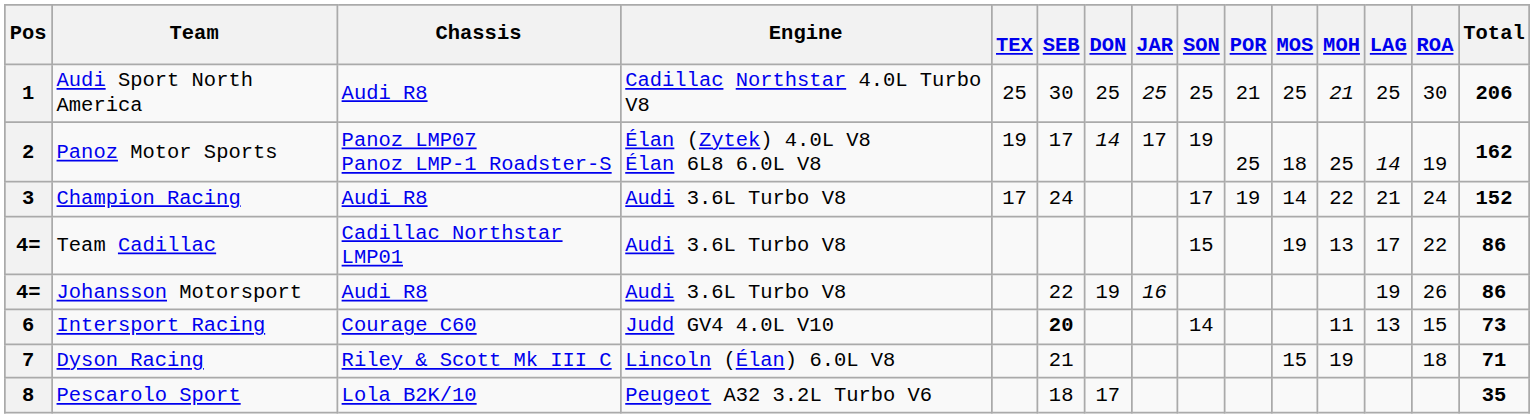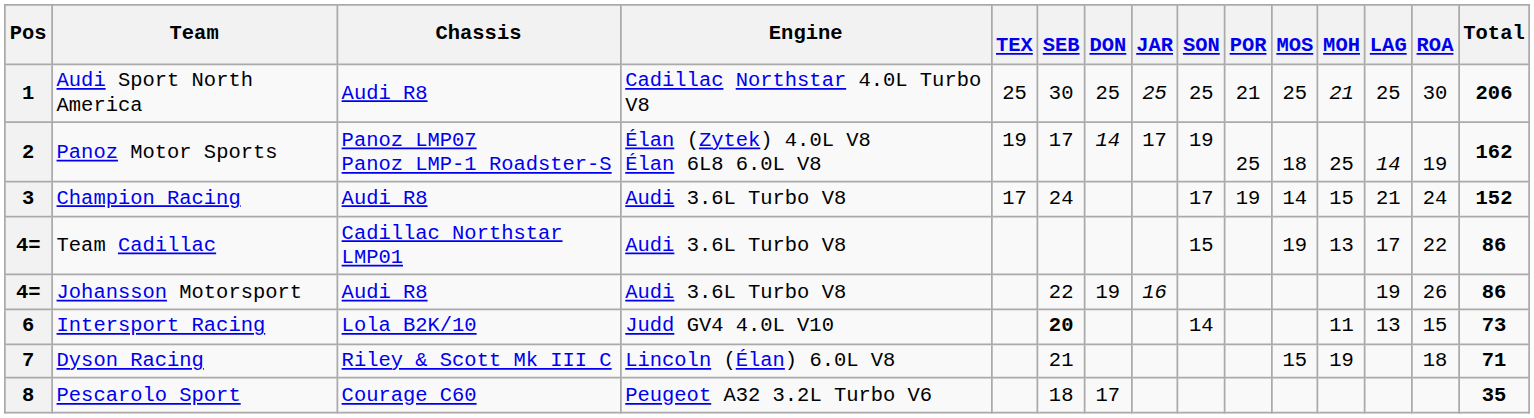(1342, 198) 22 -> (1342, 198) 15
(409, 326) Courage C60 -> (409, 326) Lola B2K/10
(409, 395) Lola B2K/10 -> (409, 395) Courage C60
